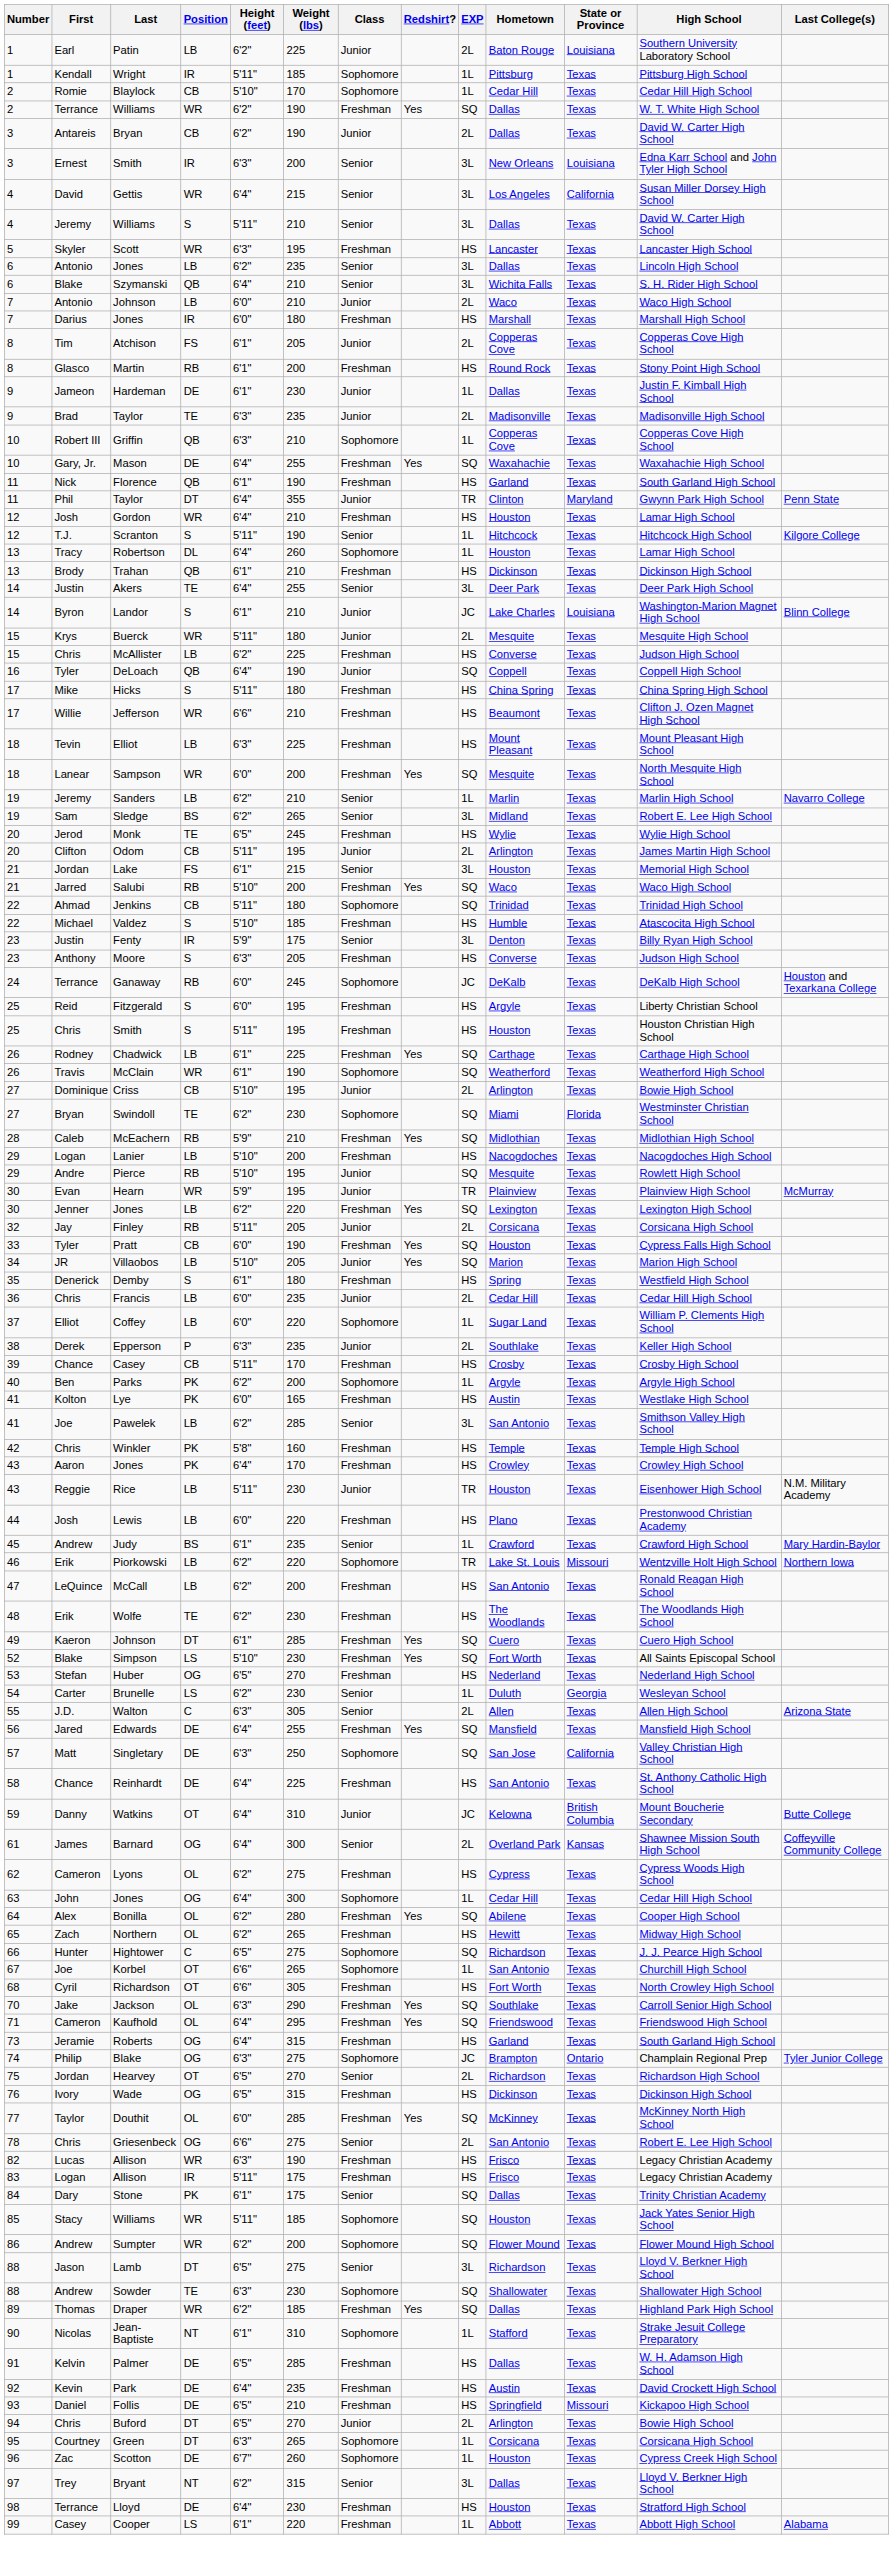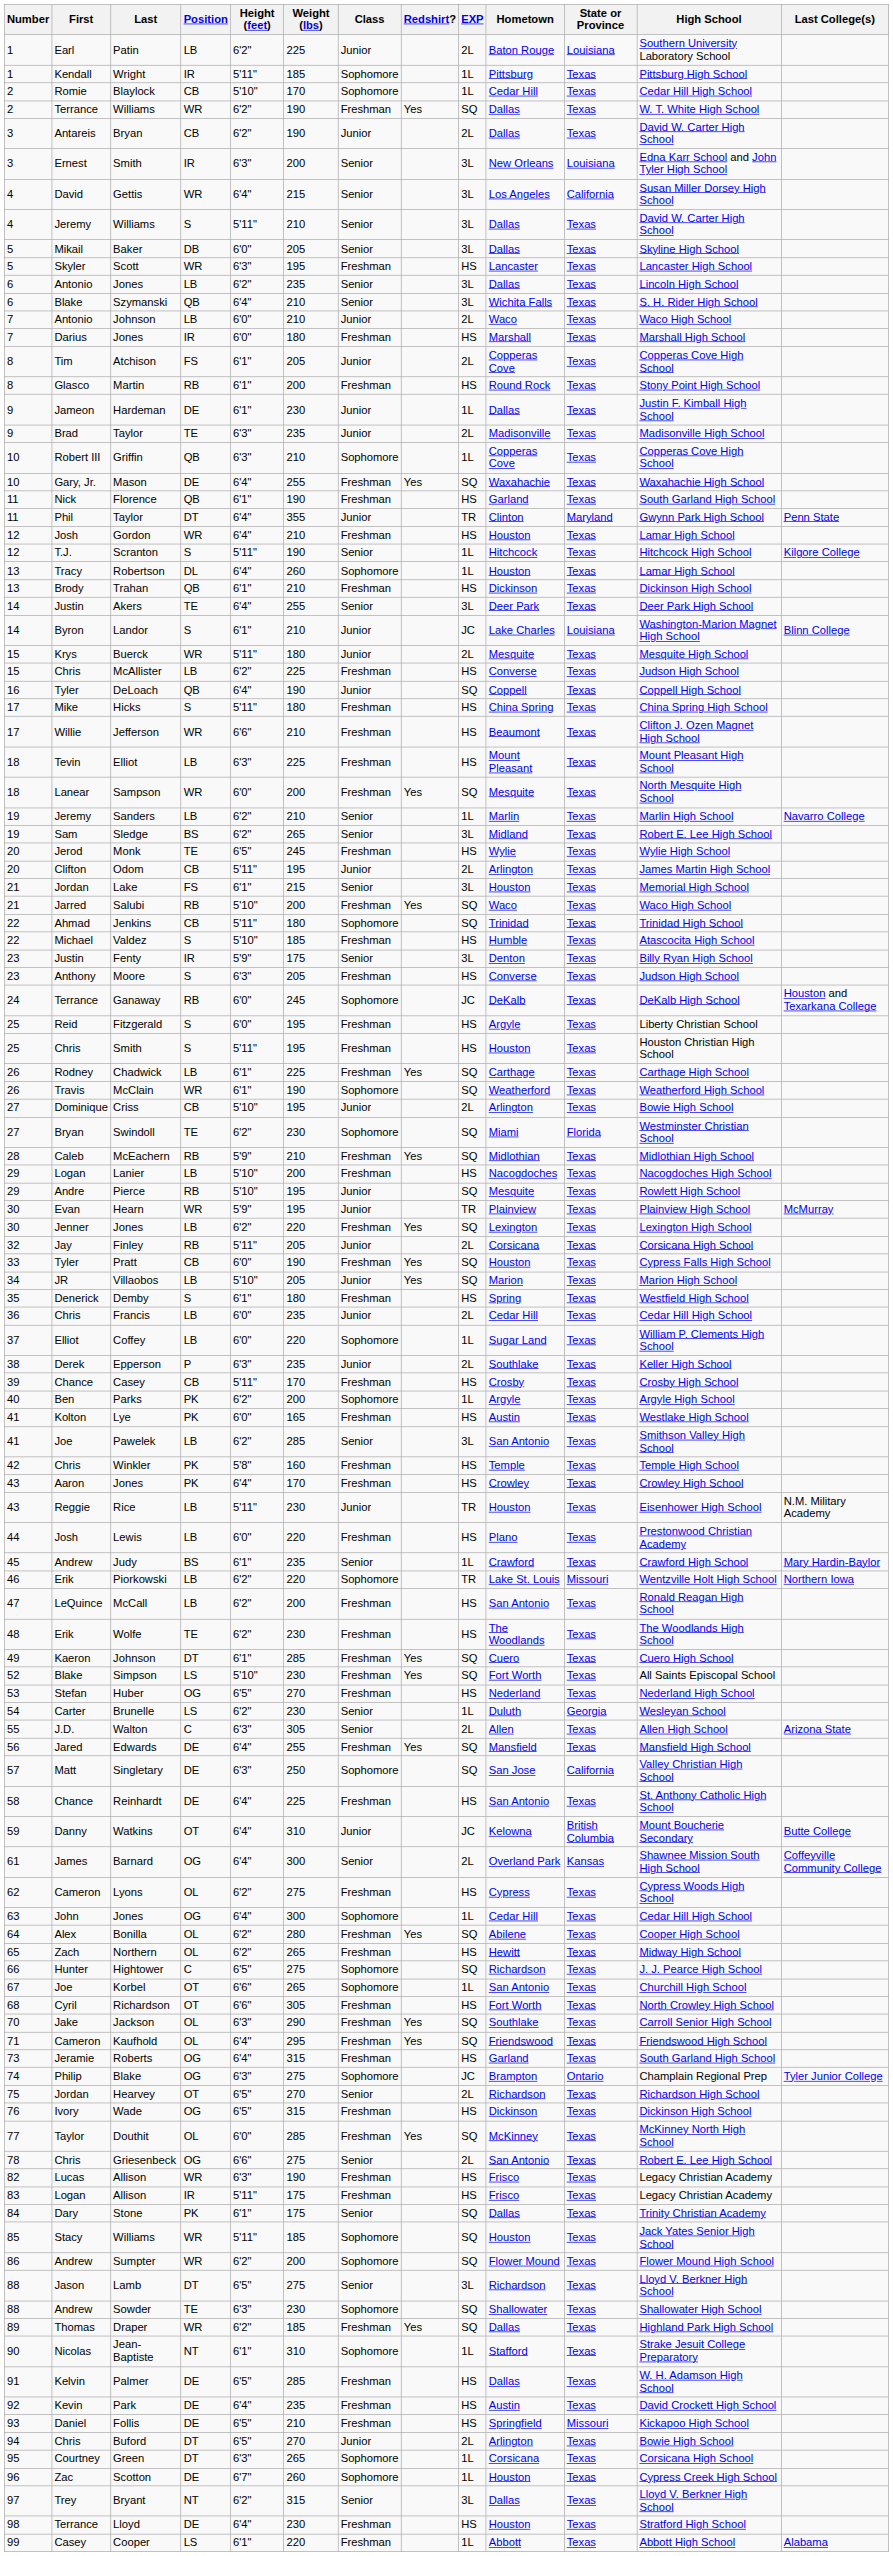+ row: (69, 248)
